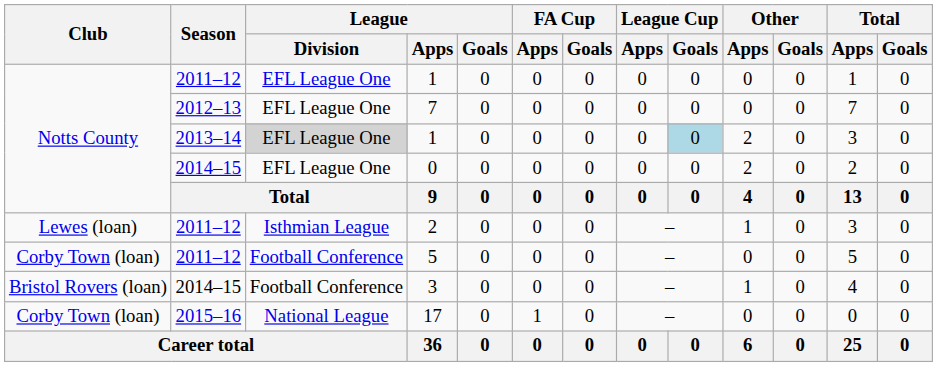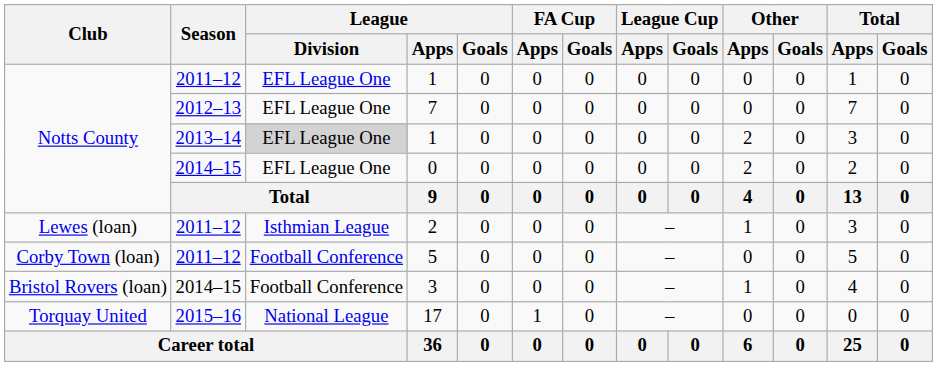(695, 138) lightblue background -> (695, 138) no background
(88, 316) Corby Town (loan) -> (88, 316) Torquay United
